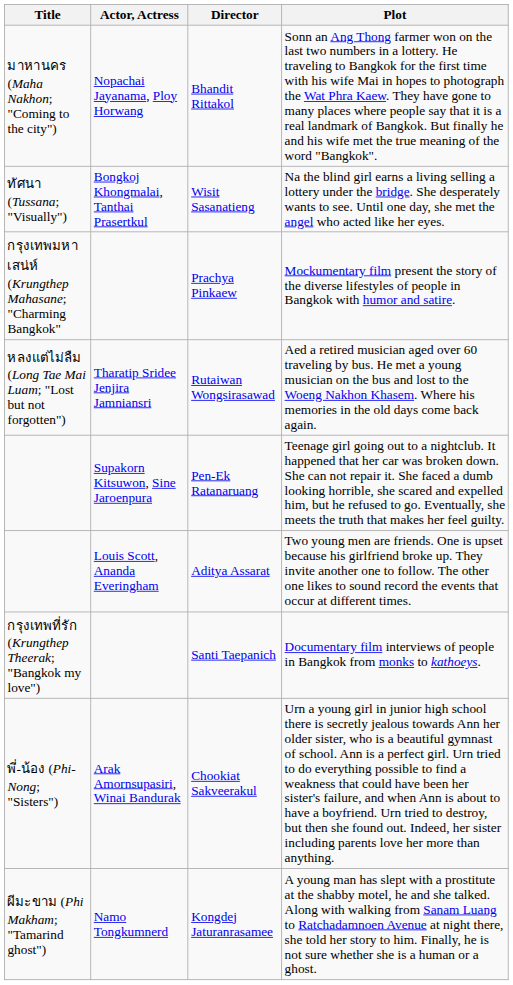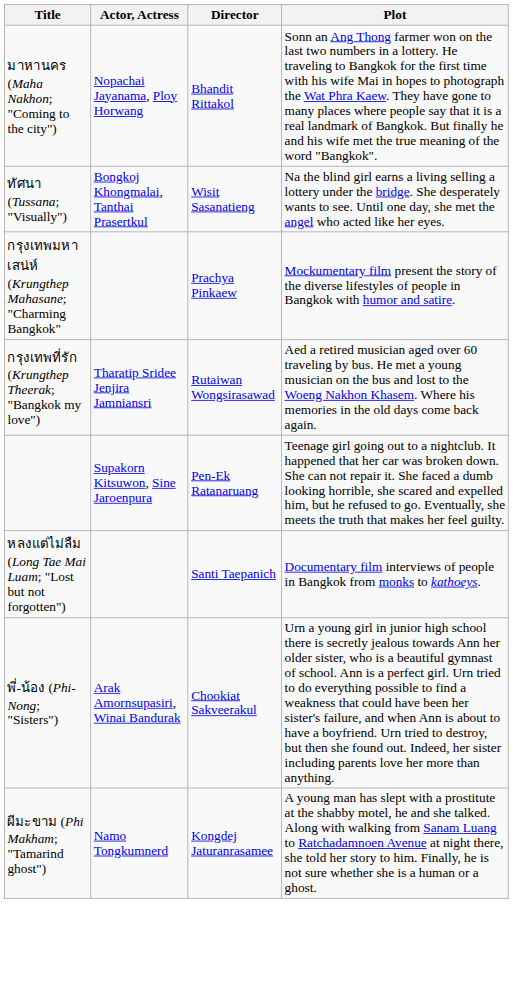(47, 388) หลงแต่ไม่ลืม (Long Tae Mai Luam; "Lost but not forgotten") -> (44, 388) กรุงเทพที่รัก (Krungthep Theerak; "Bangkok my love")
- row: (230, 571)
(44, 656) กรุงเทพที่รัก (Krungthep Theerak; "Bangkok my love") -> (47, 575) หลงแต่ไม่ลืม (Long Tae Mai Luam; "Lost but not forgotten")
